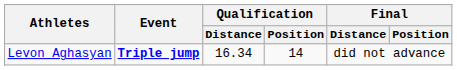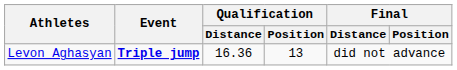(234, 54) 16.34 -> (234, 54) 16.36
(296, 54) 14 -> (296, 54) 13
